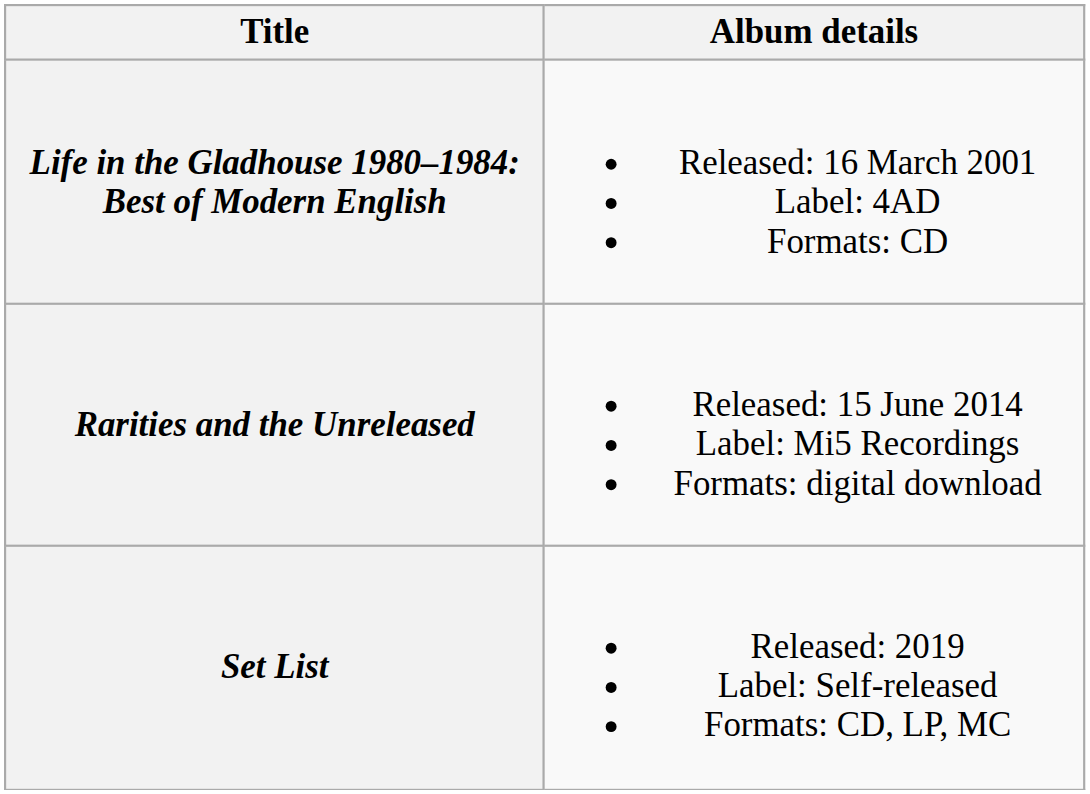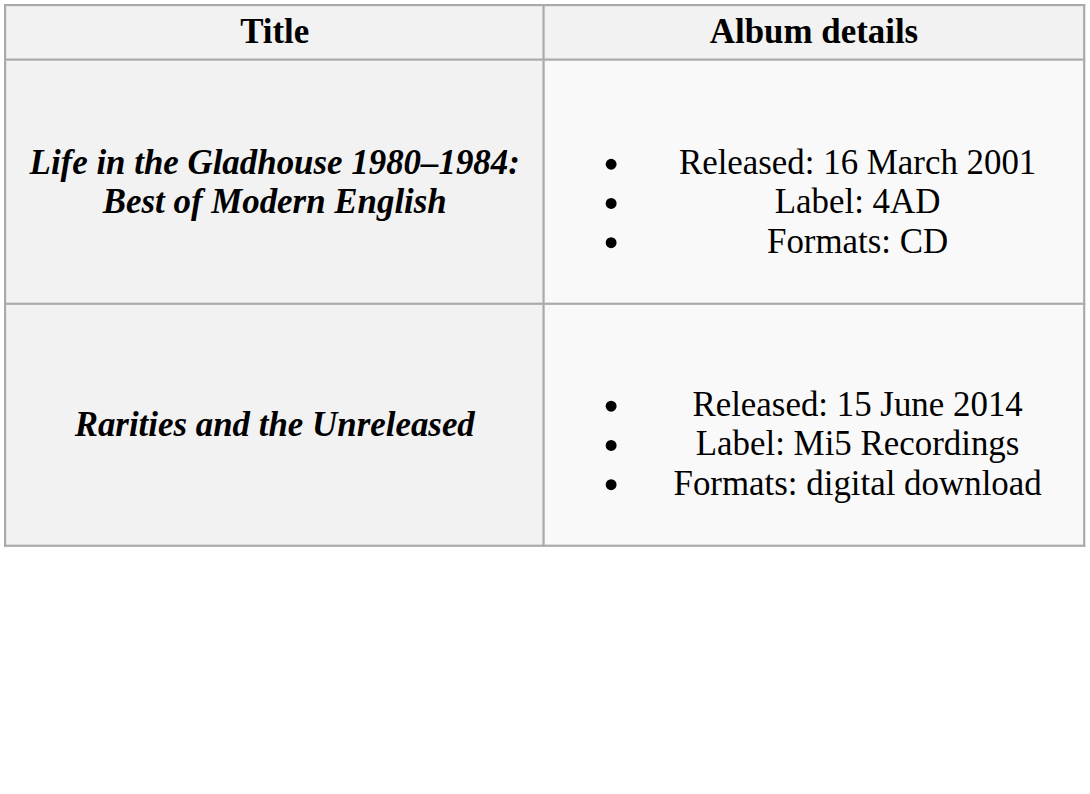- row: (275, 666)
